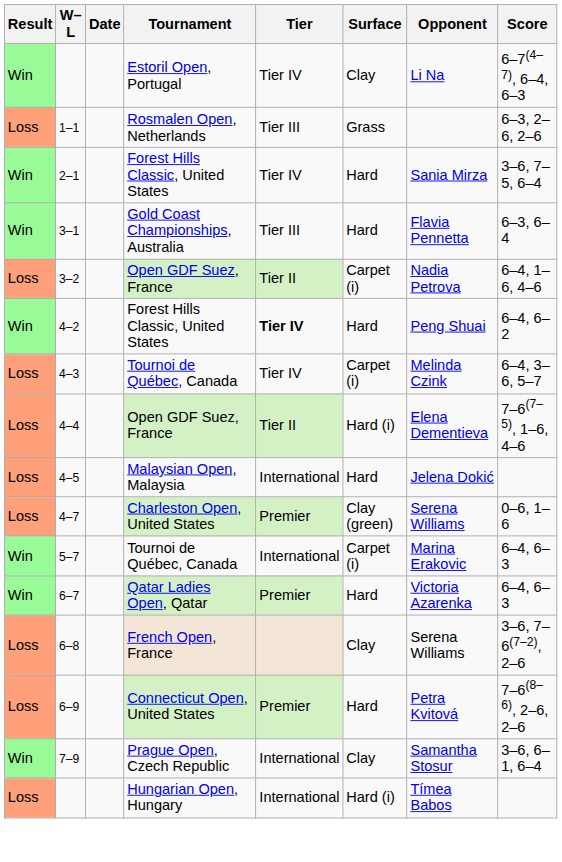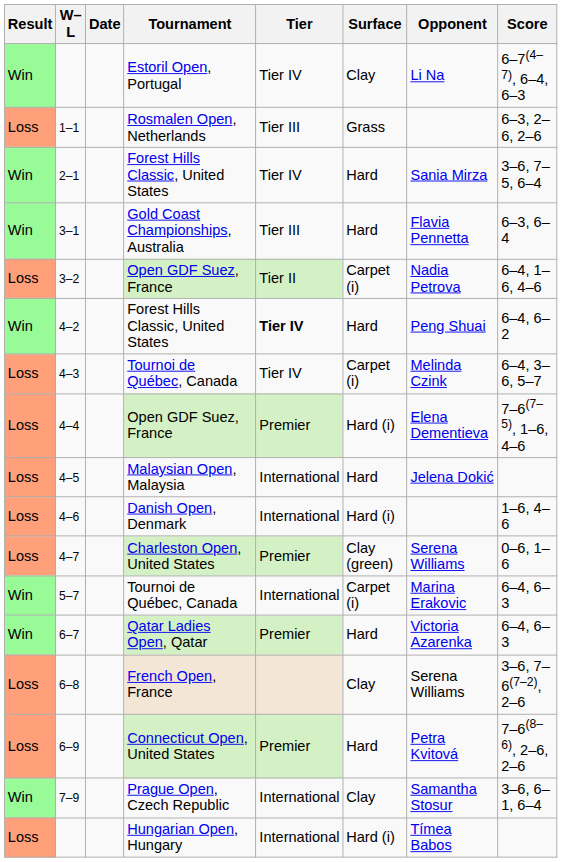(278, 425) Tier II -> (285, 425) Premier
+ row: (69, 517)
